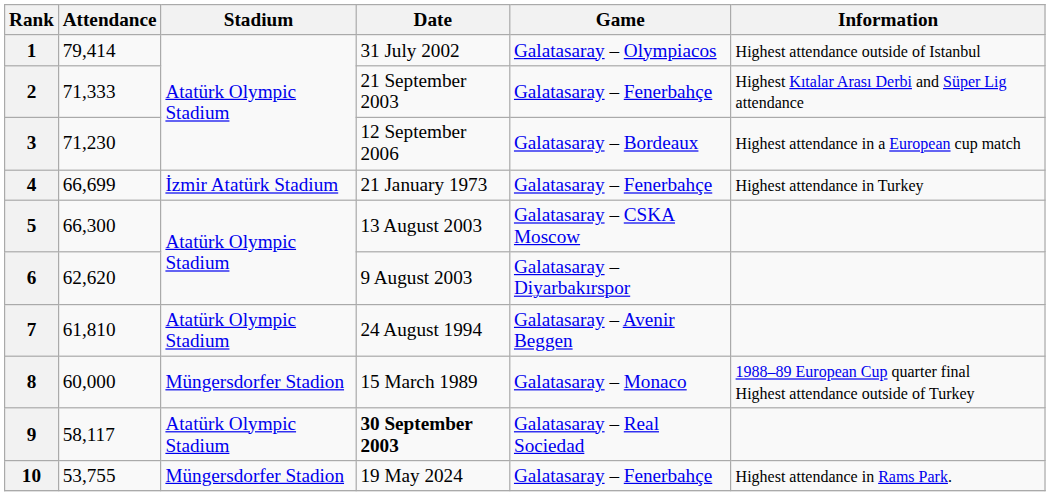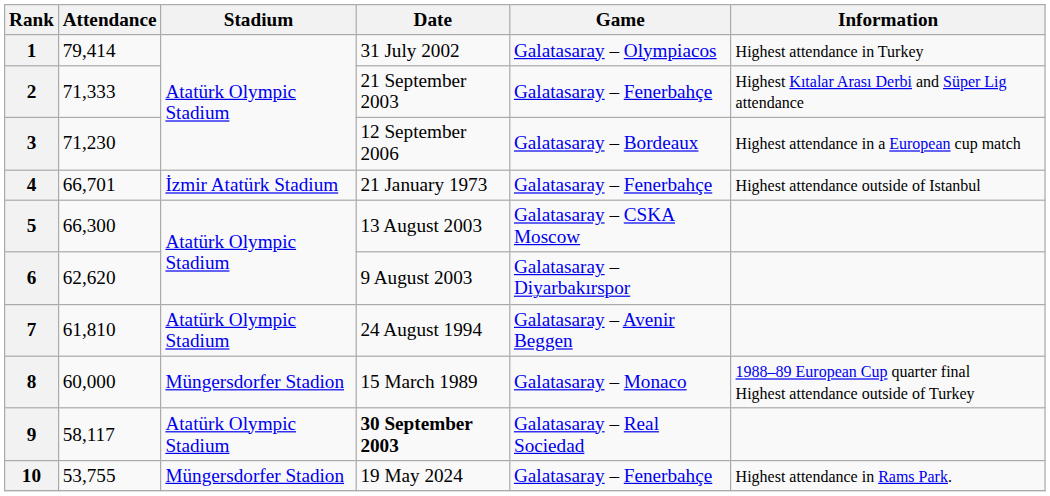(858, 51) Highest attendance outside of Istanbul -> (830, 51) Highest attendance in Turkey
(89, 184) 66,699 -> (89, 184) 66,701
(830, 185) Highest attendance in Turkey -> (858, 185) Highest attendance outside of Istanbul
